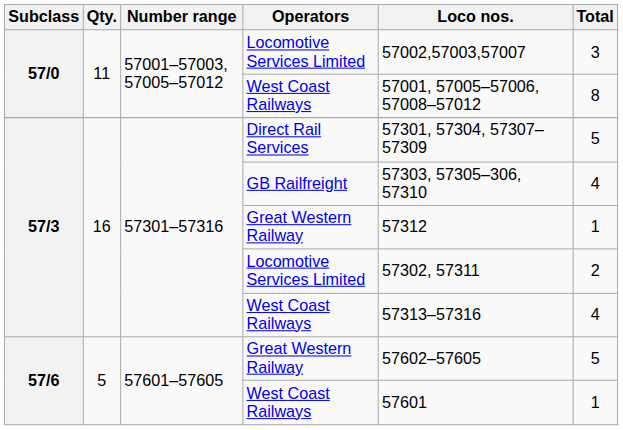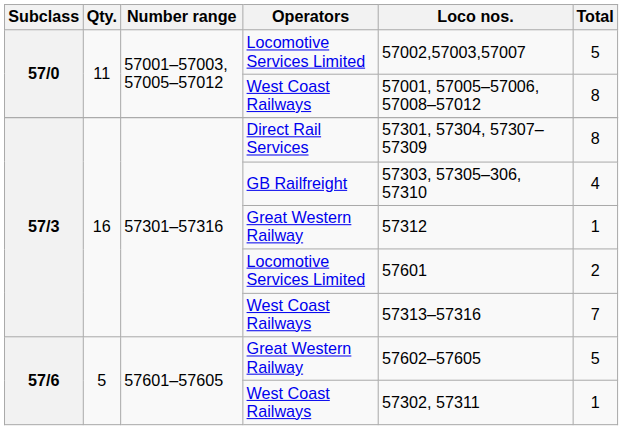(595, 52) 3 -> (595, 52) 5
(595, 139) 5 -> (595, 139) 8
(431, 271) 57302, 57311 -> (405, 271) 57601
(595, 314) 4 -> (595, 314) 7
(405, 402) 57601 -> (431, 402) 57302, 57311
